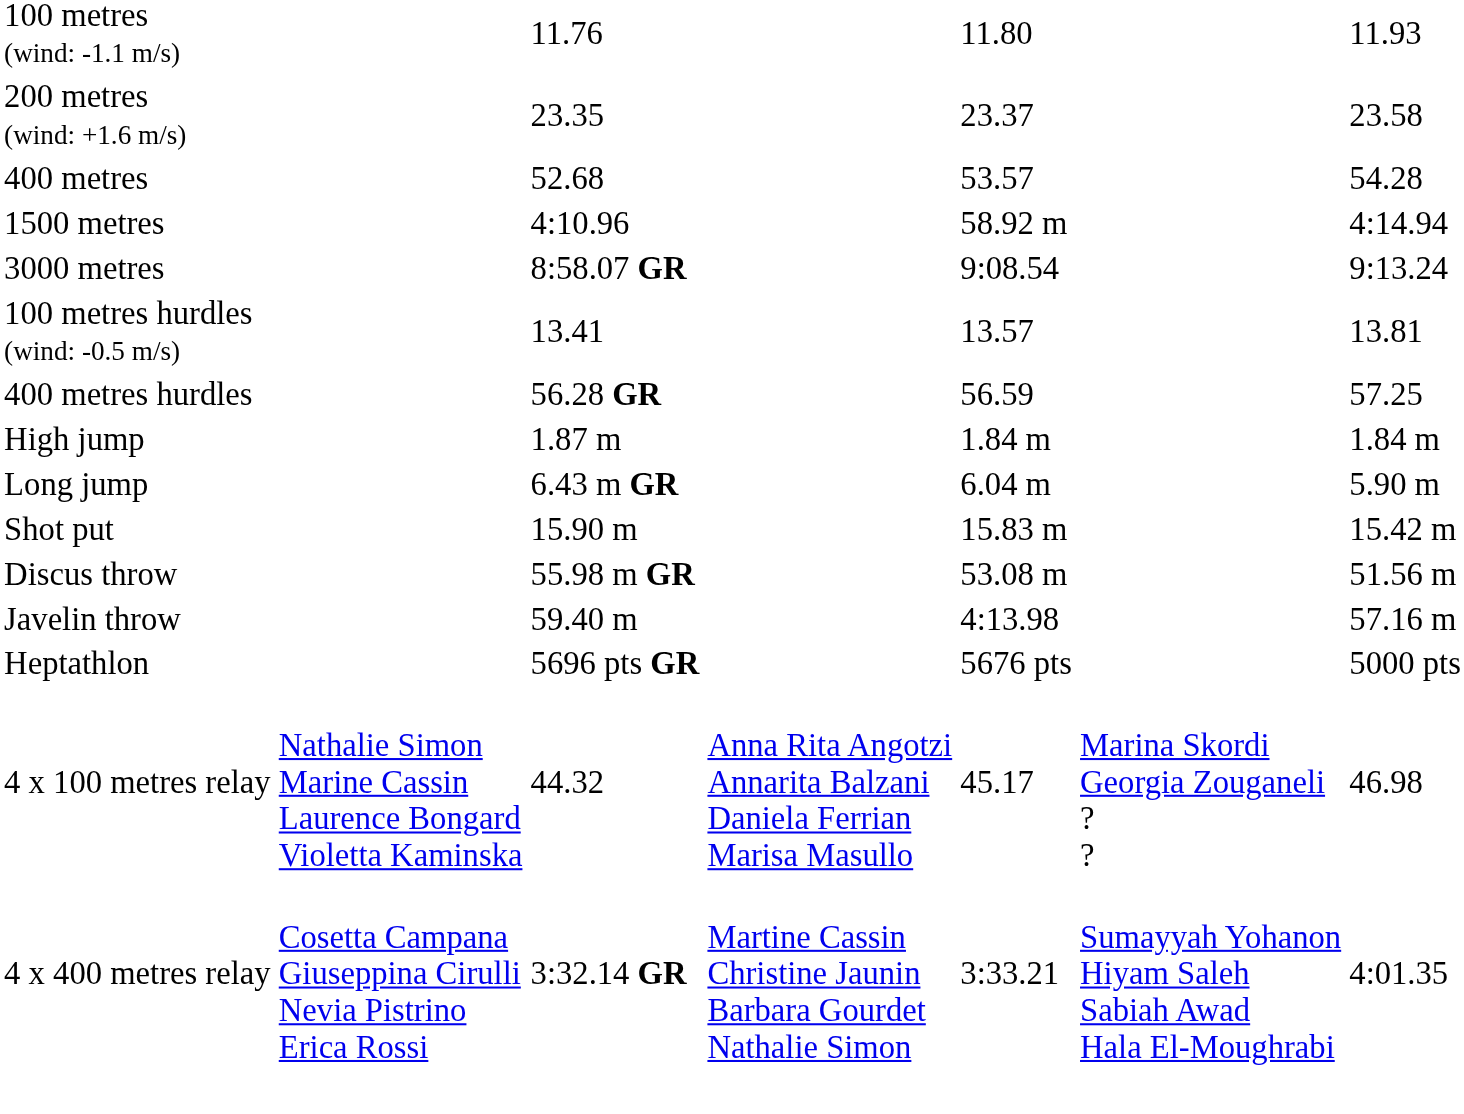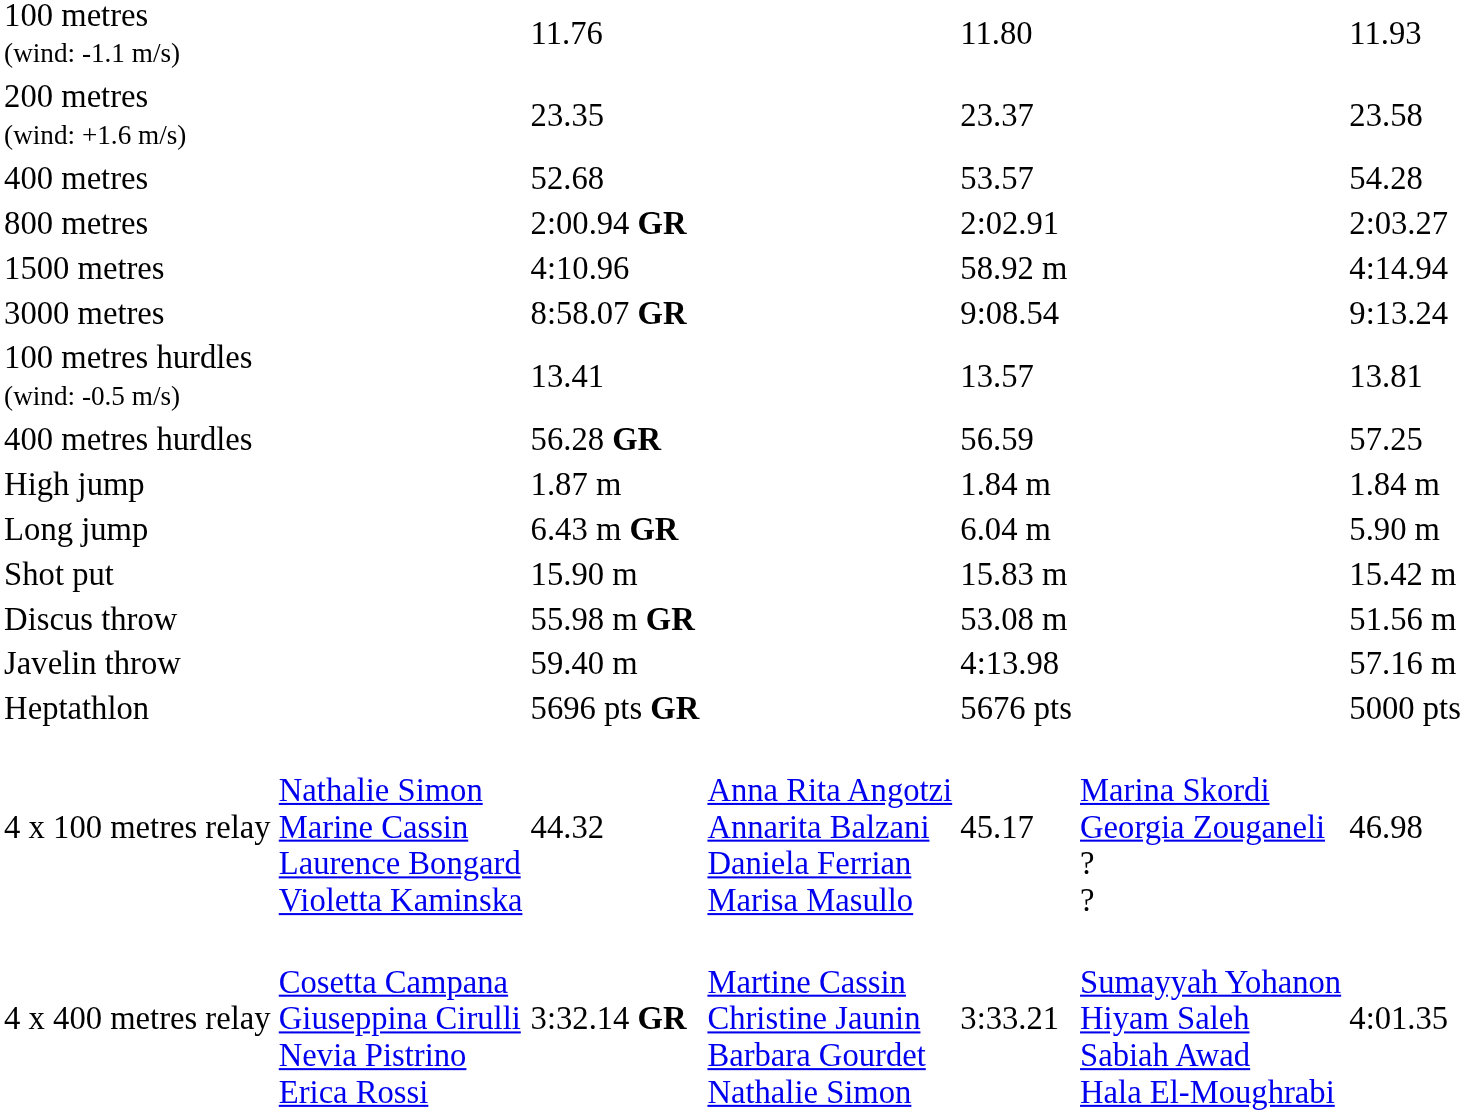+ row: (76, 223)
